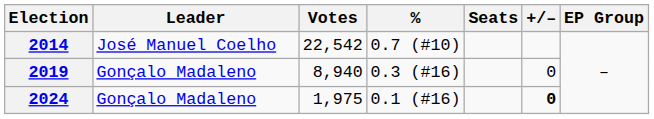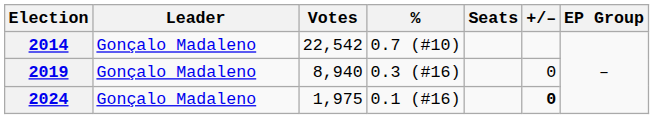(186, 45) José Manuel Coelho -> (176, 45) Gonçalo Madaleno
